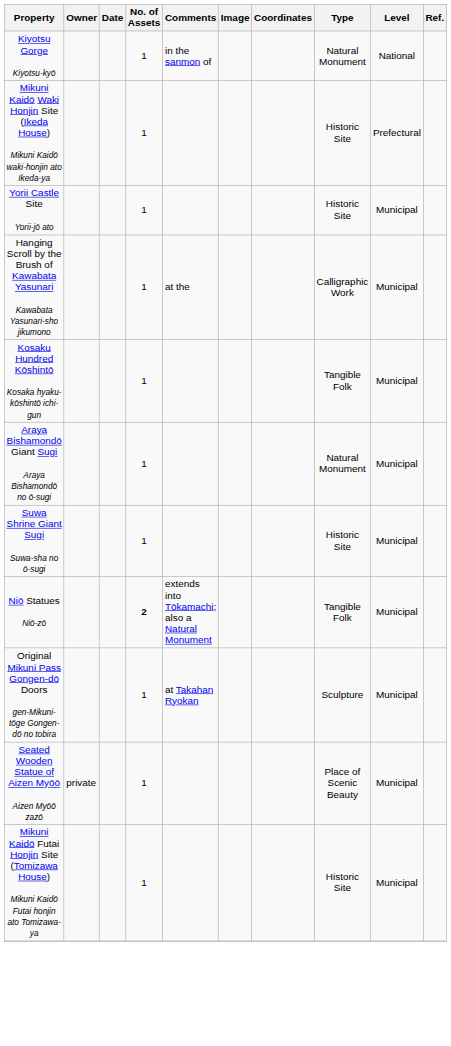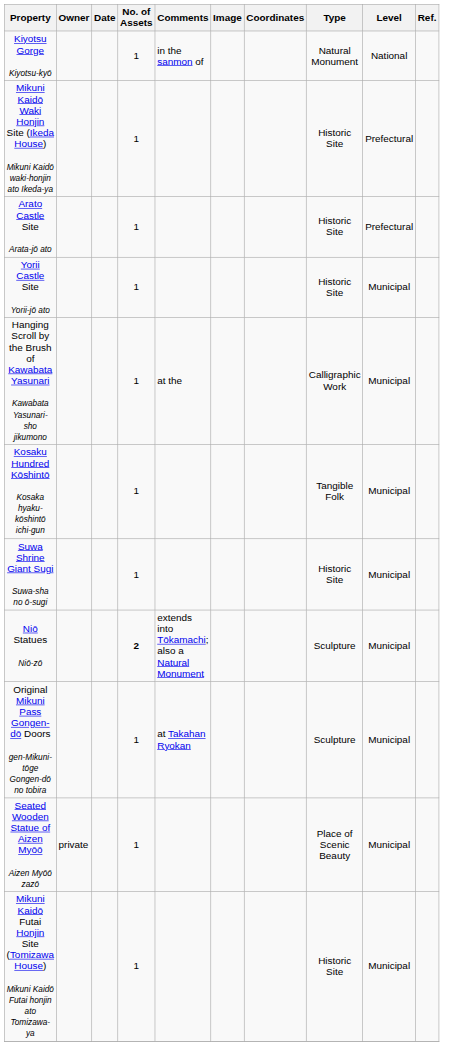+ row: (30, 226)
- row: (34, 463)
(342, 612) Tangible Folk -> (335, 646) Sculpture
